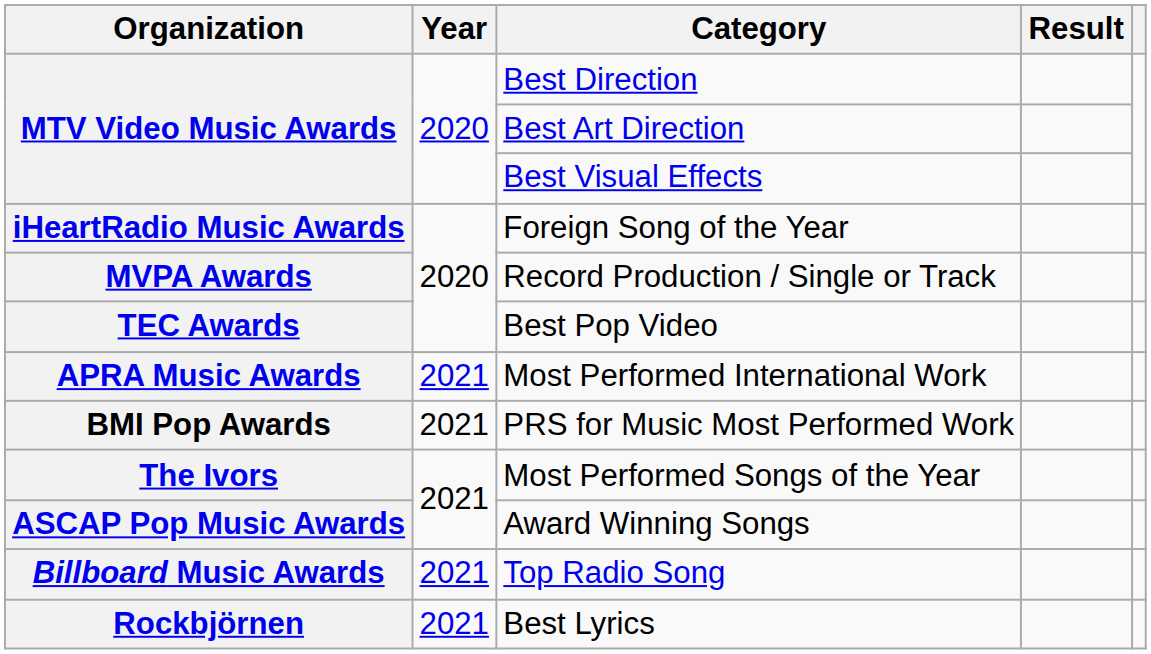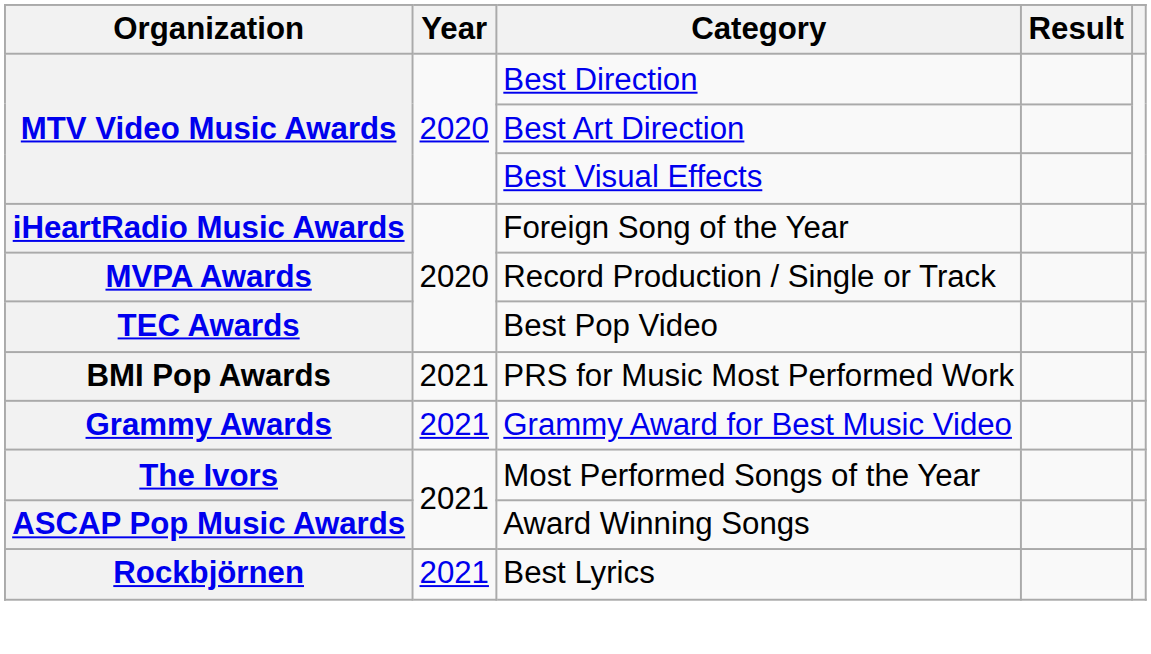- row: (745, 375)
+ row: (758, 425)
- row: (614, 573)
